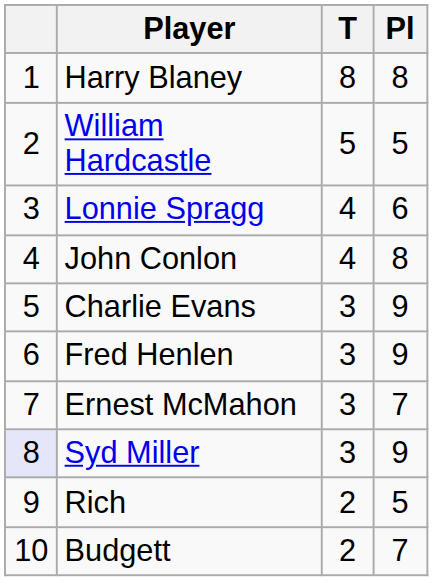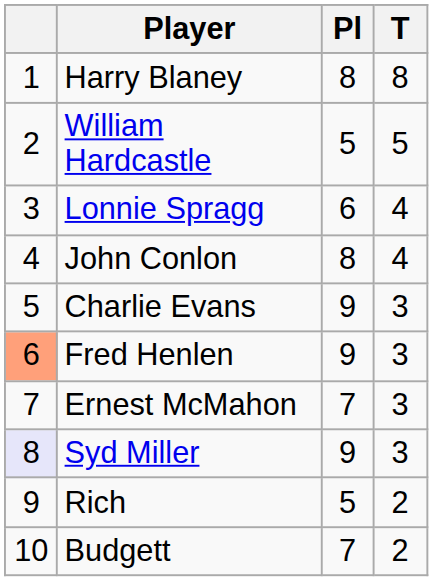columns swapped: (400, 28) <-> (348, 28)
(31, 355) no background -> (31, 355) lightsalmon background
